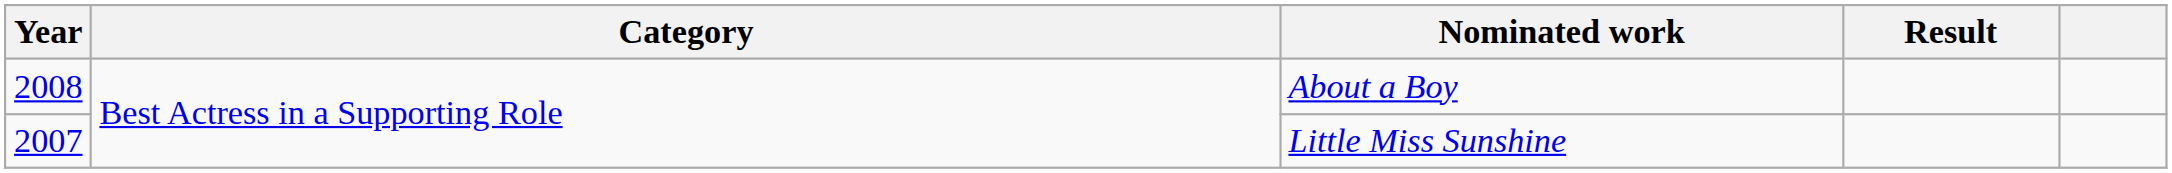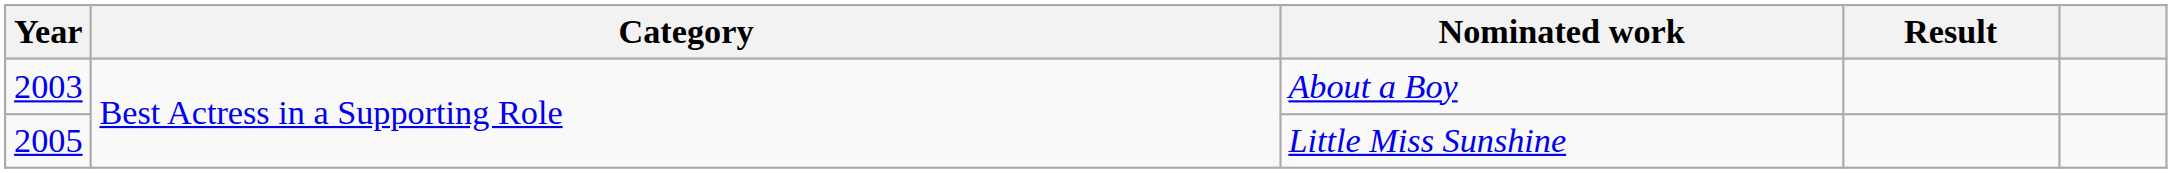(48, 85) 2008 -> (48, 85) 2003
(48, 140) 2007 -> (48, 140) 2005
